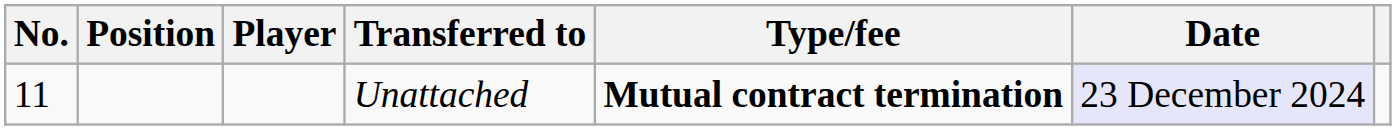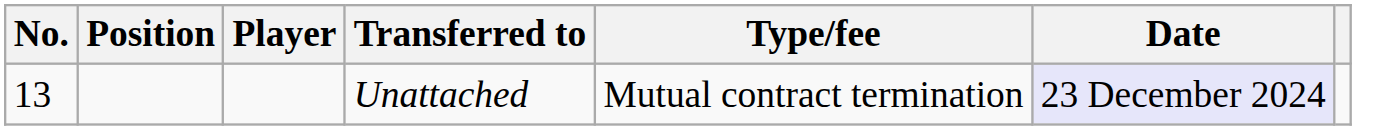(32, 93) 11 -> (33, 93) 13
(833, 93) bold -> (813, 93) normal
